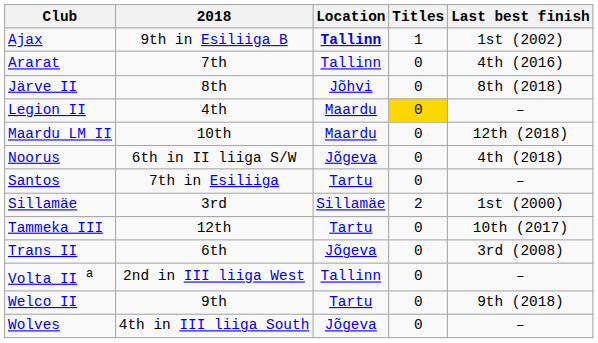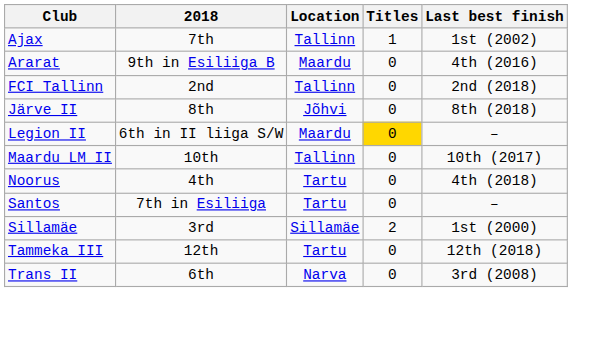(214, 40) 9th in Esiliiga B -> (201, 40) 7th
(351, 40) bold -> (325, 40) normal
(214, 63) 7th -> (201, 63) 9th in Esiliiga B
(351, 63) Tallinn -> (325, 63) Maardu
+ row: (56, 87)
(214, 110) 4th -> (201, 134) 6th in II liiga S/W
(351, 134) Maardu -> (325, 157) Tallinn
(520, 134) 12th (2018) -> (494, 157) 10th (2017)
(214, 157) 6th in II liiga S/W -> (201, 181) 4th
(351, 157) Jõgeva -> (325, 181) Tartu
(520, 228) 10th (2017) -> (494, 251) 12th (2018)
(351, 251) Jõgeva -> (325, 275) Narva
- row: (51, 277)
- row: (43, 302)
- row: (34, 326)
